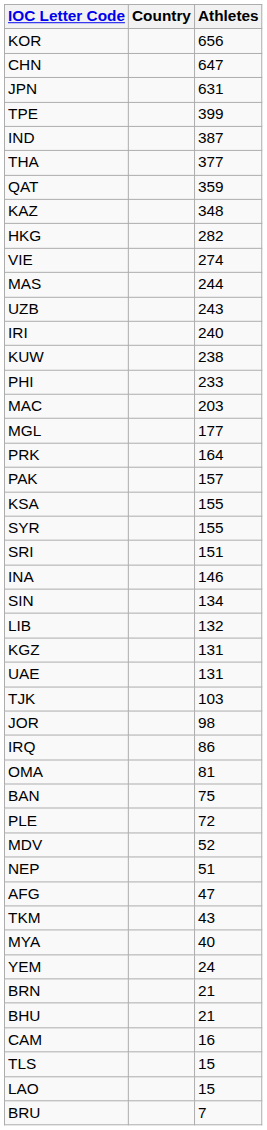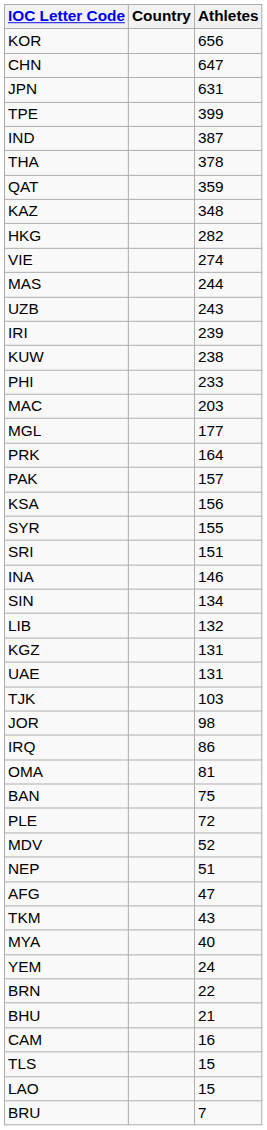(211, 162) 377 -> (211, 162) 378
(211, 333) 240 -> (211, 333) 239
(211, 503) 155 -> (211, 503) 156
(207, 991) 21 -> (207, 991) 22
